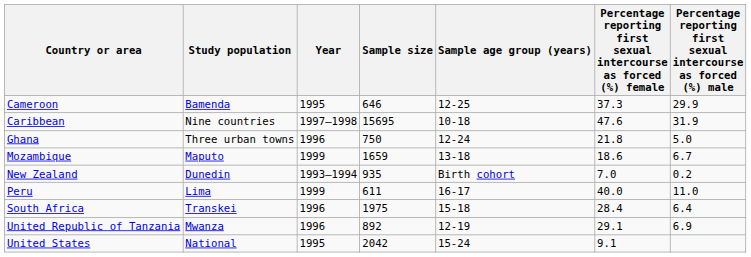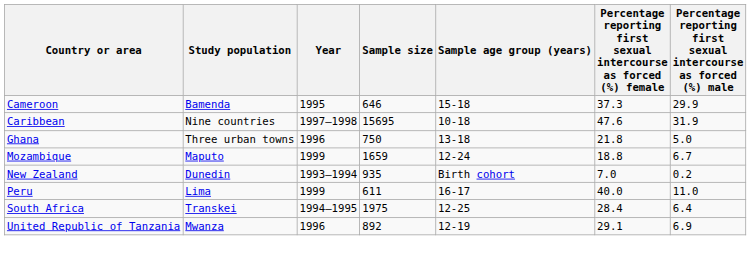(454, 104) 12-25 -> (454, 104) 15-18
(454, 139) 12-24 -> (454, 139) 13-18
(454, 156) 13-18 -> (454, 156) 12-24
(610, 156) 18.6 -> (610, 156) 18.8
(312, 209) 1996 -> (328, 209) 1994–1995
(454, 209) 15-18 -> (454, 209) 12-25
- row: (49, 243)
